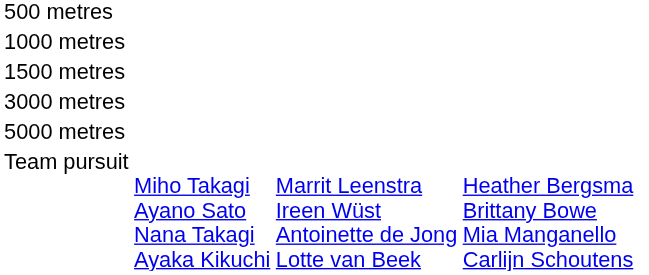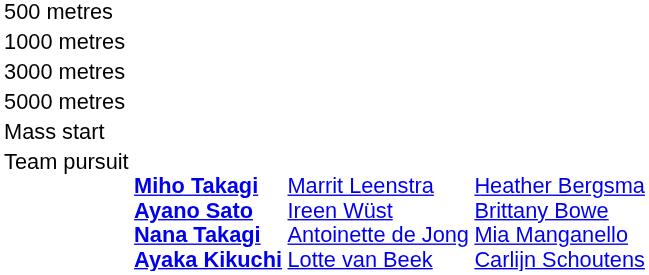- row: (65, 71)
+ row: (54, 131)
(202, 222) normal -> (208, 222) bold
